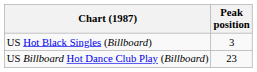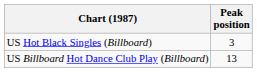(232, 59) 23 -> (232, 59) 13
